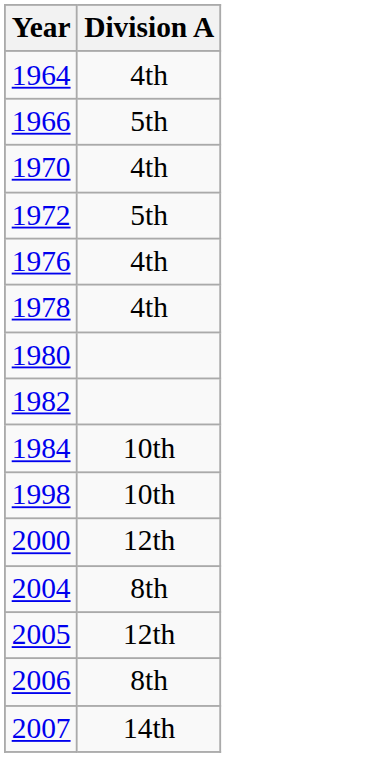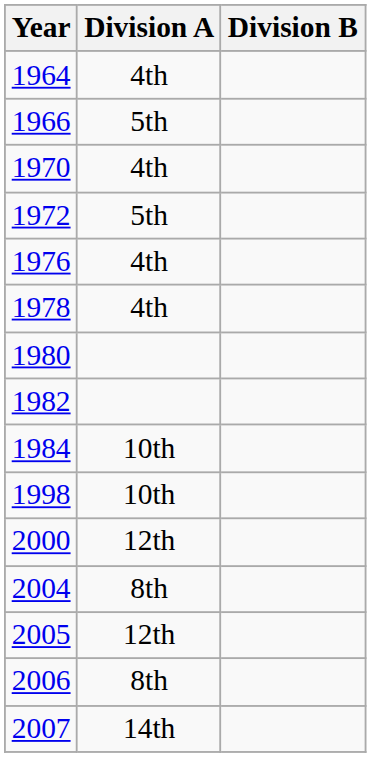+ column: (293, 27)
